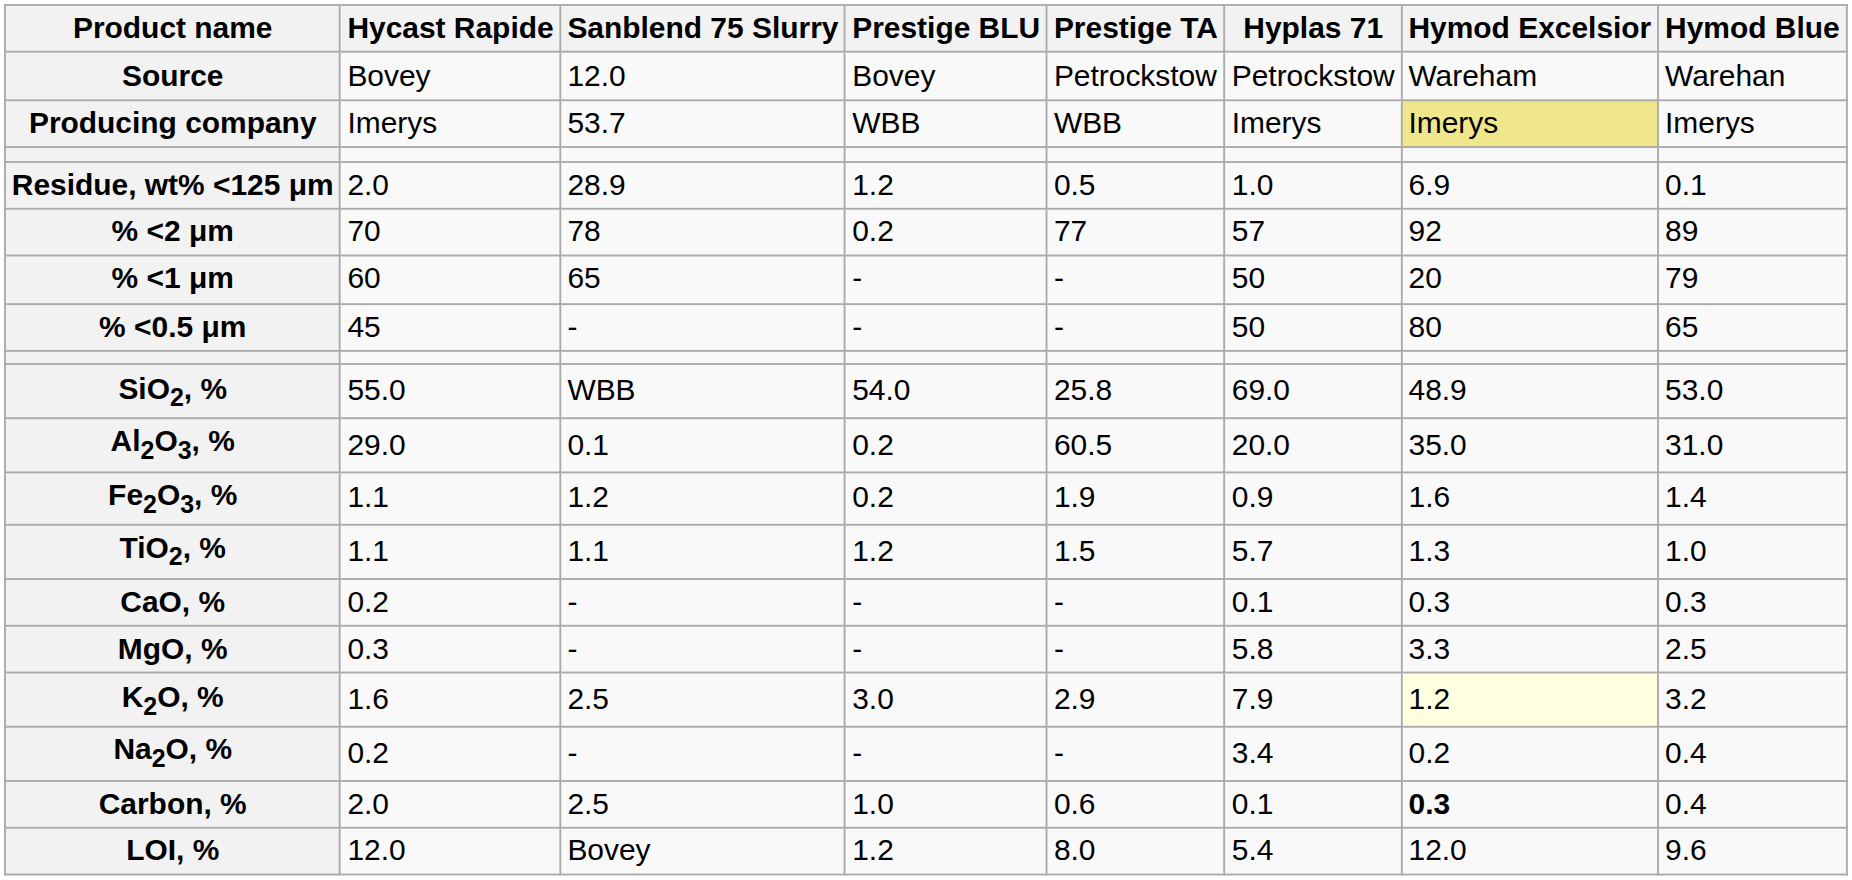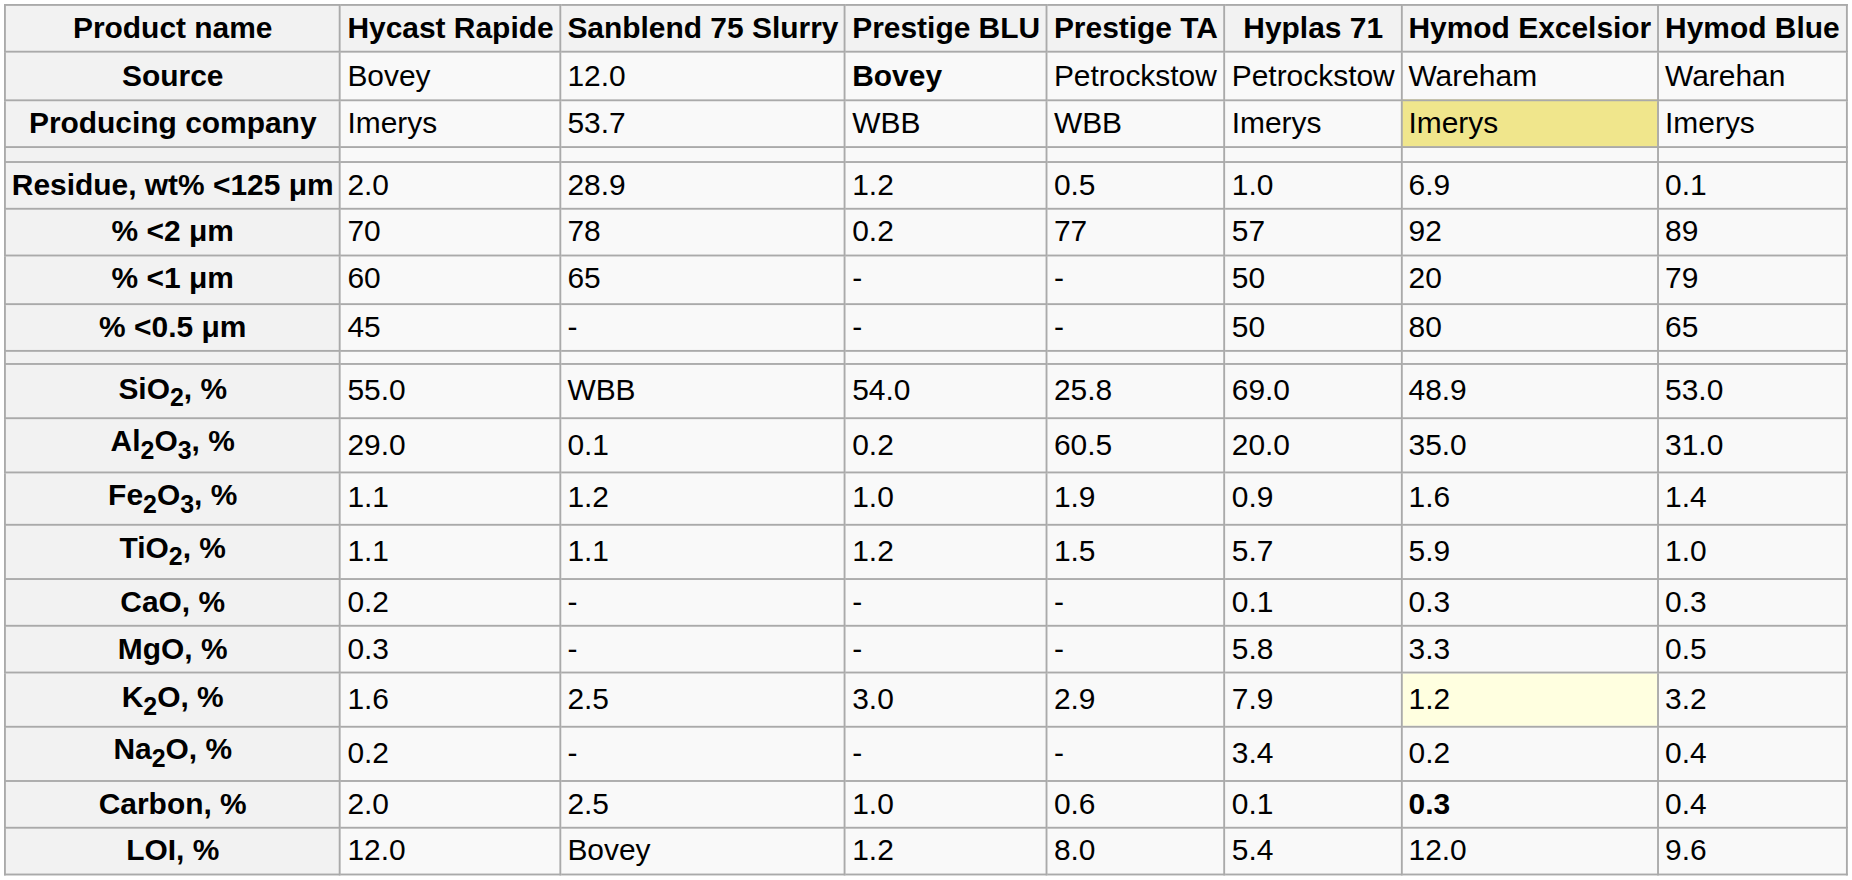(894, 75) normal -> (897, 75) bold
(873, 497) 0.2 -> (873, 497) 1.0
(1429, 551) 1.3 -> (1429, 551) 5.9
(1686, 649) 2.5 -> (1686, 649) 0.5
